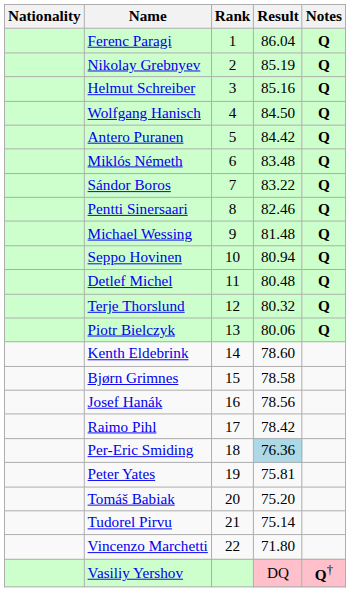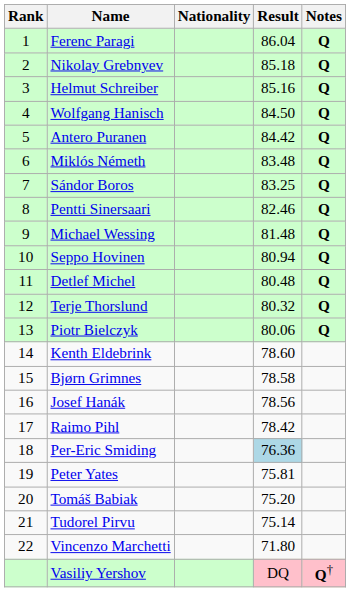columns swapped: (233, 16) <-> (44, 16)
(278, 64) 85.19 -> (278, 64) 85.18
(278, 185) 83.22 -> (278, 185) 83.25
